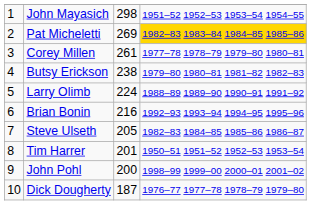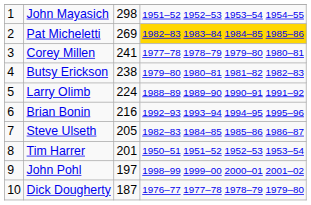(127, 53) 261 -> (127, 53) 241
(127, 170) 200 -> (127, 170) 197
